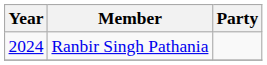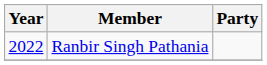(26, 45) 2024 -> (26, 45) 2022
